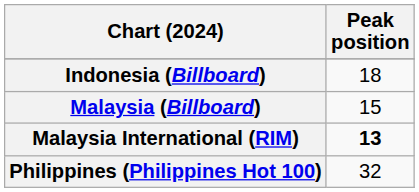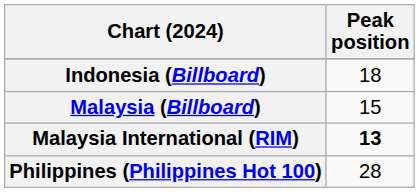(370, 171) 32 -> (370, 171) 28
